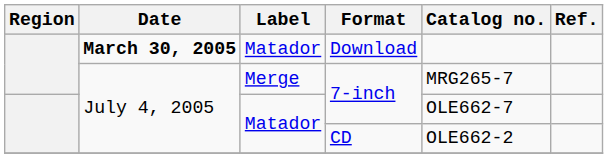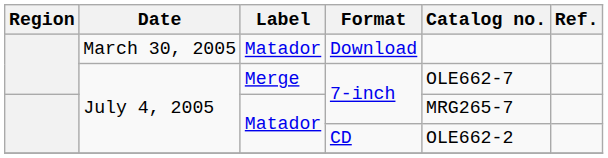(160, 49) bold -> (160, 49) normal
(470, 79) MRG265-7 -> (470, 79) OLE662-7
(470, 109) OLE662-7 -> (470, 109) MRG265-7
